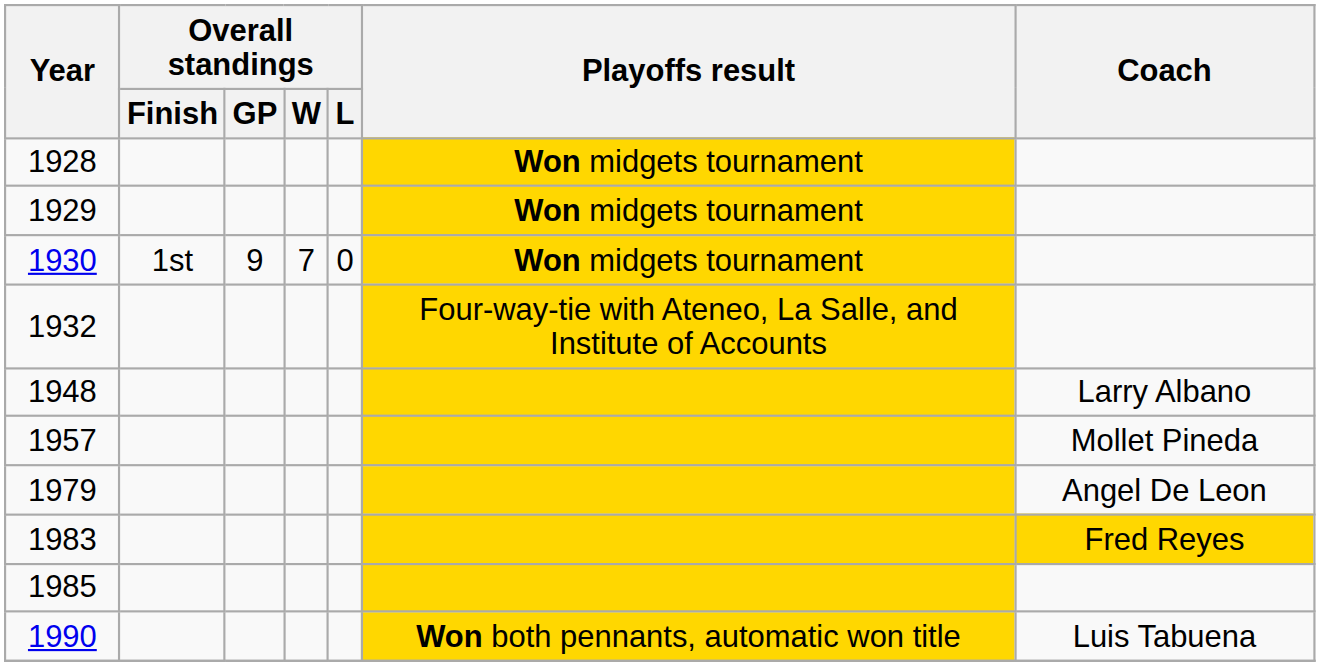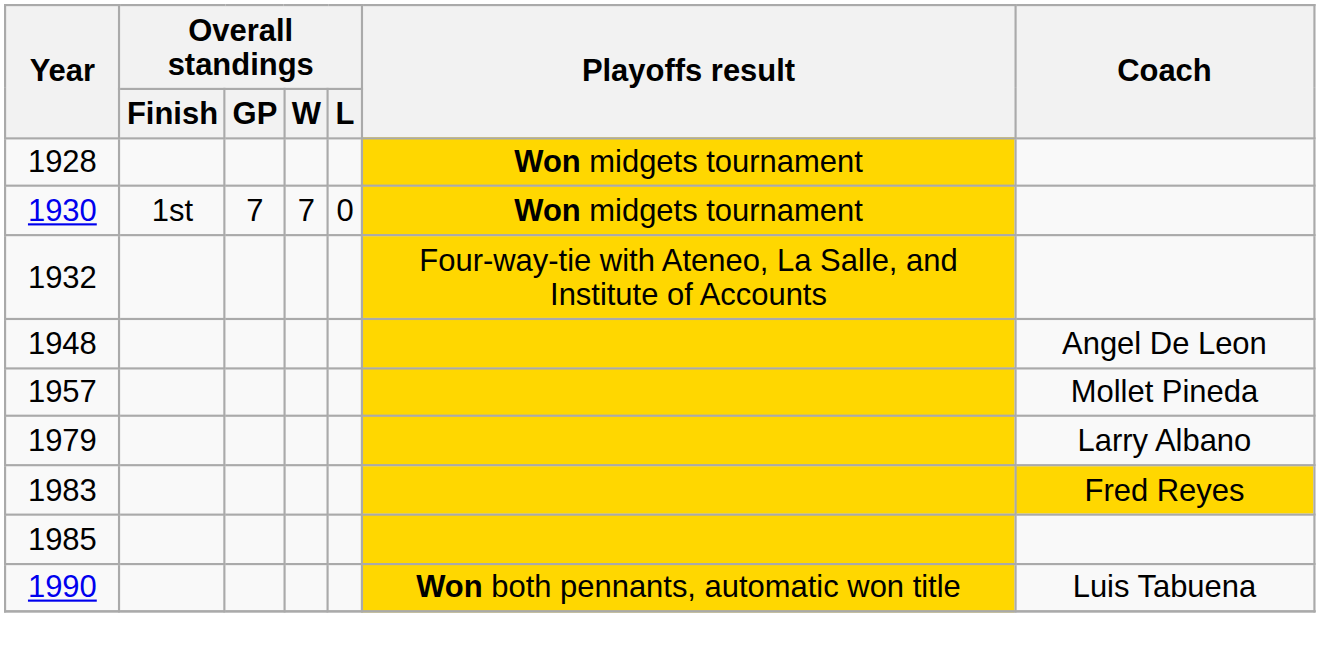- row: (62, 211)
(255, 260) 9 -> (255, 211) 7
(1164, 392) Larry Albano -> (1164, 343) Angel De Leon
(1164, 490) Angel De Leon -> (1164, 441) Larry Albano
